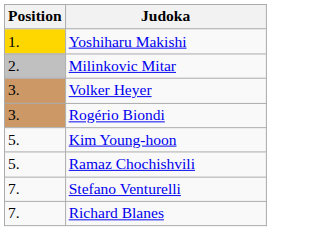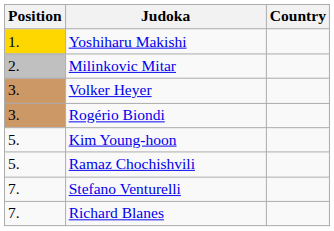+ column: (298, 16)
